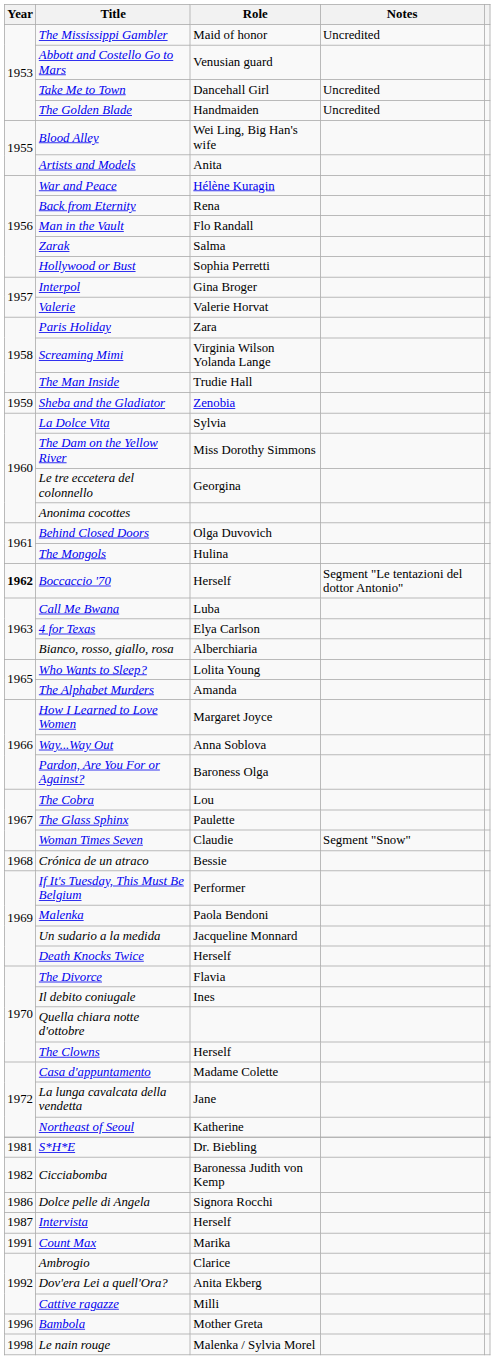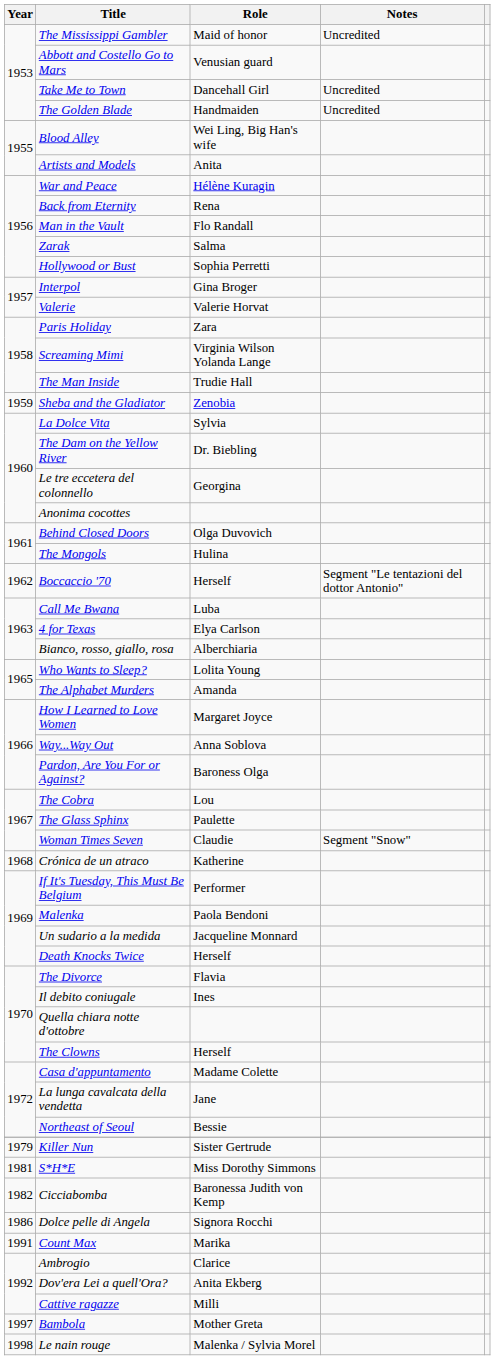(255, 450) Miss Dorothy Simmons -> (225, 450) Dr. Biebling
(20, 581) bold -> (20, 581) normal
(210, 860) Bessie -> (219, 860) Katherine
(219, 1127) Katherine -> (210, 1127) Bessie
+ row: (66, 1147)
(225, 1147) Dr. Biebling -> (255, 1167) Miss Dorothy Simmons
- row: (63, 1222)
(20, 1324) 1996 -> (20, 1324) 1997
